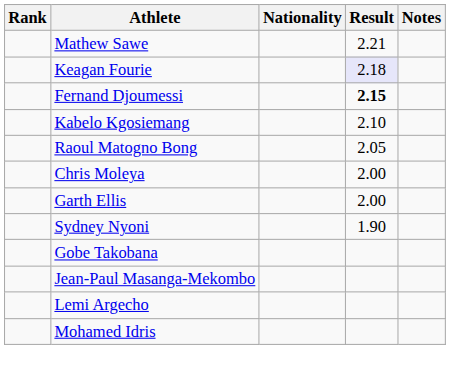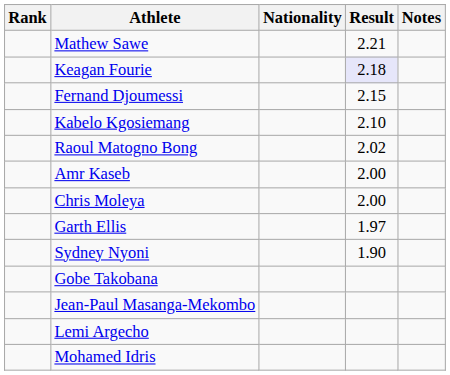(372, 95) bold -> (372, 95) normal
(372, 148) 2.05 -> (372, 148) 2.02
+ row: (92, 174)
(372, 200) 2.00 -> (372, 226) 1.97
